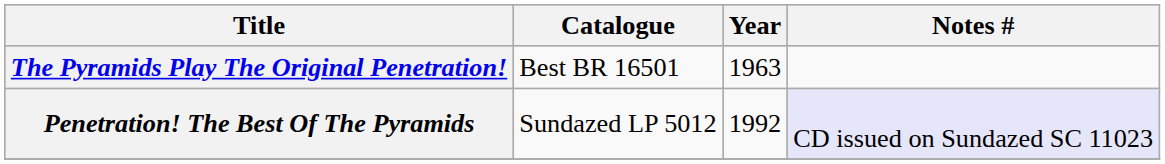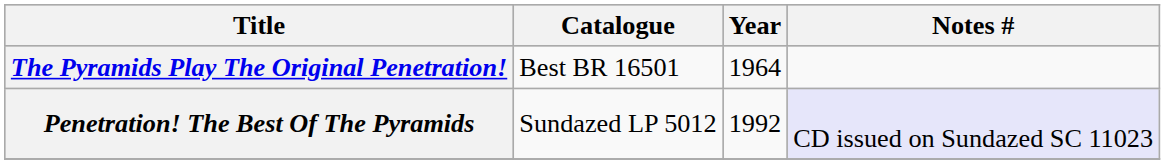(755, 66) 1963 -> (755, 66) 1964
